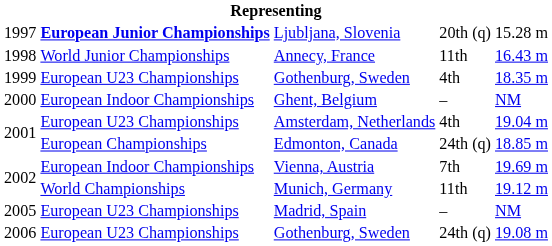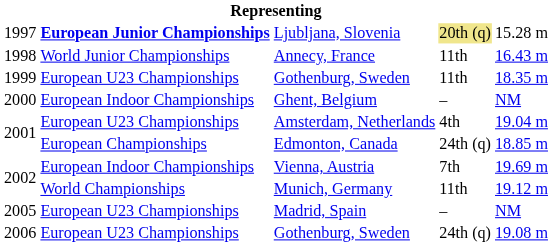(465, 33) no background -> (465, 33) khaki background
(450, 77) 4th -> (453, 77) 11th
